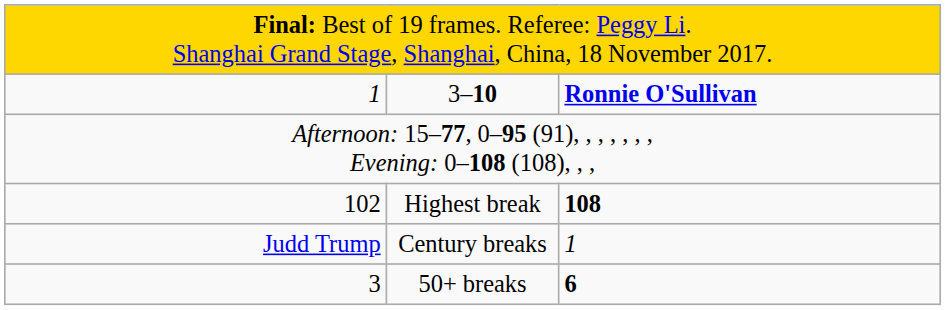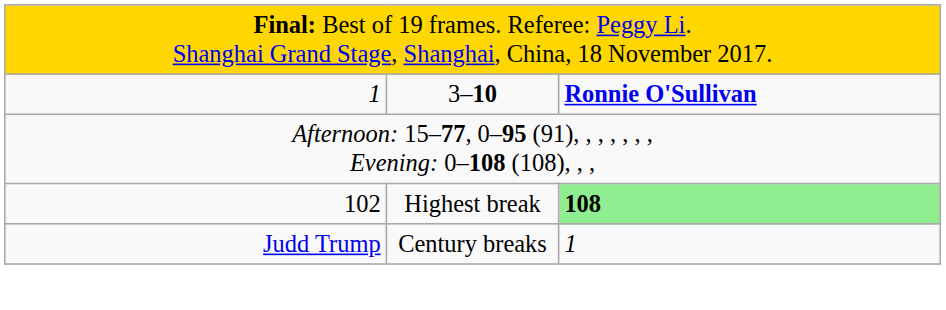(583, 203) no background -> (583, 203) lightgreen background
- row: (473, 284)
